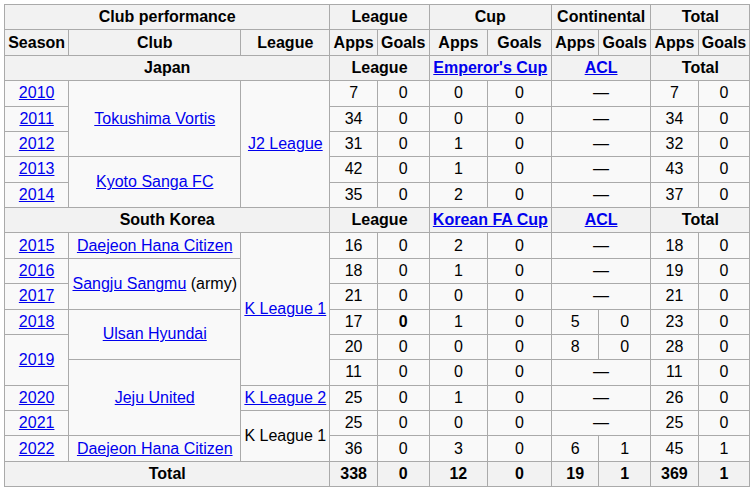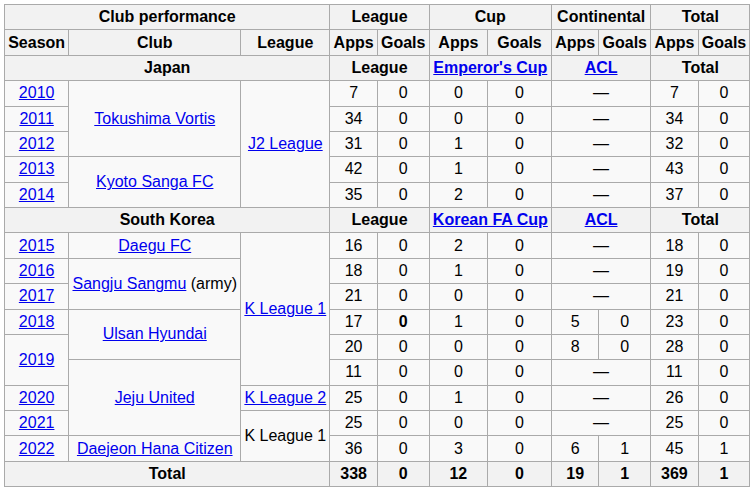(155, 245) Daejeon Hana Citizen -> (155, 245) Daegu FC
